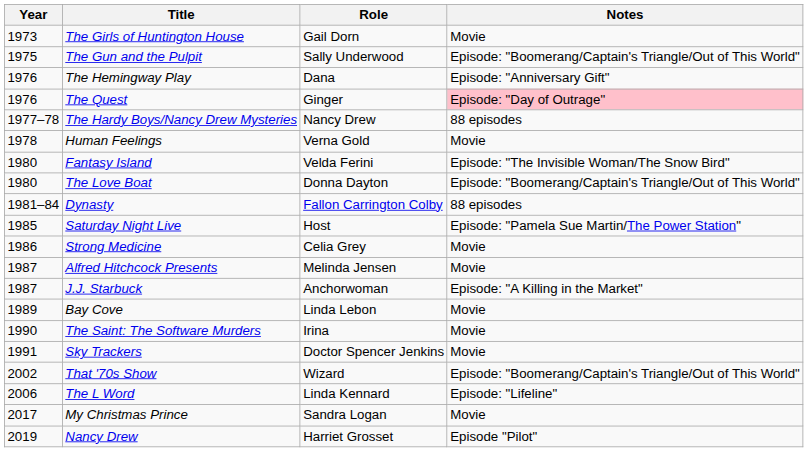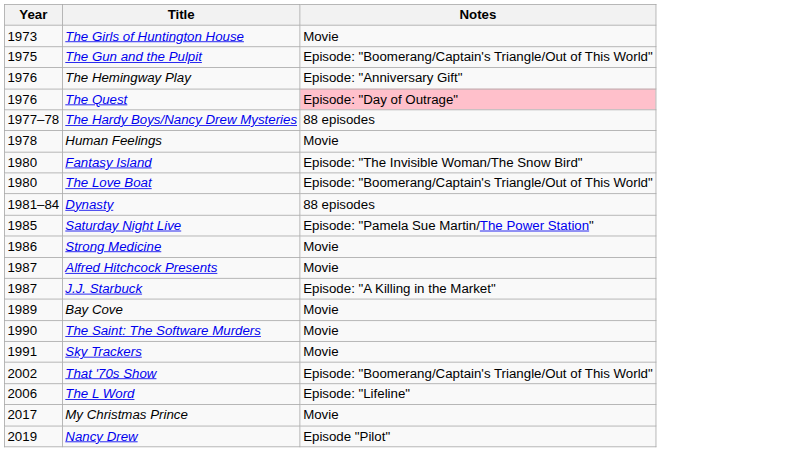- column: (374, 15)
